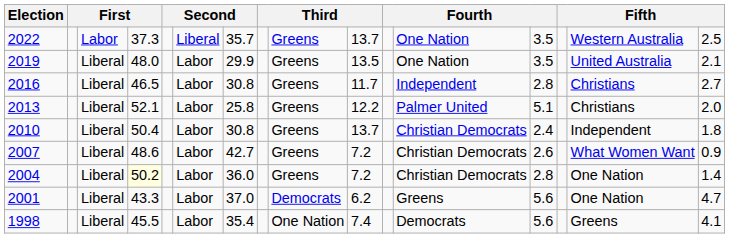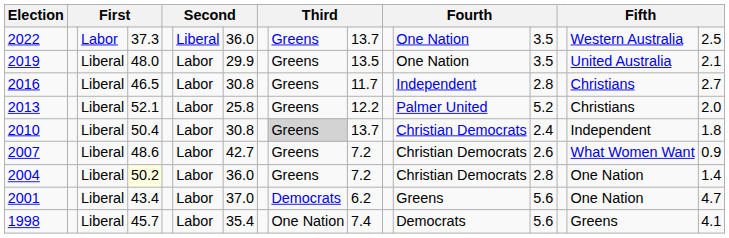(240, 38) 35.7 -> (240, 38) 36.0
(543, 107) 5.1 -> (543, 107) 5.2
(295, 130) no background -> (295, 130) lightgrey background
(145, 198) 43.3 -> (145, 198) 43.4
(145, 221) 45.5 -> (145, 221) 45.7
